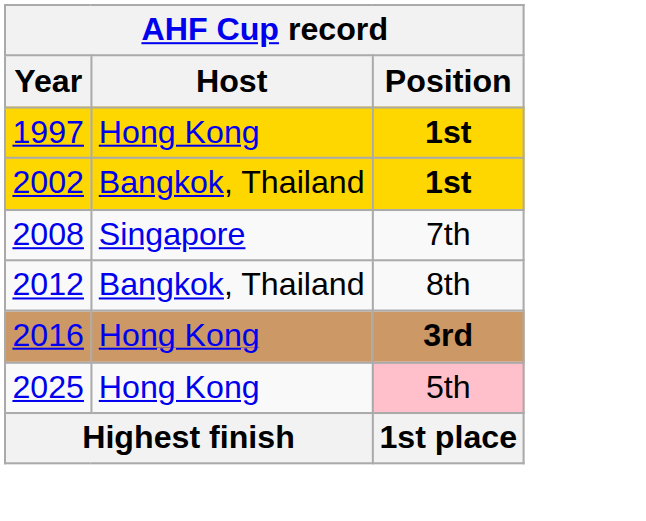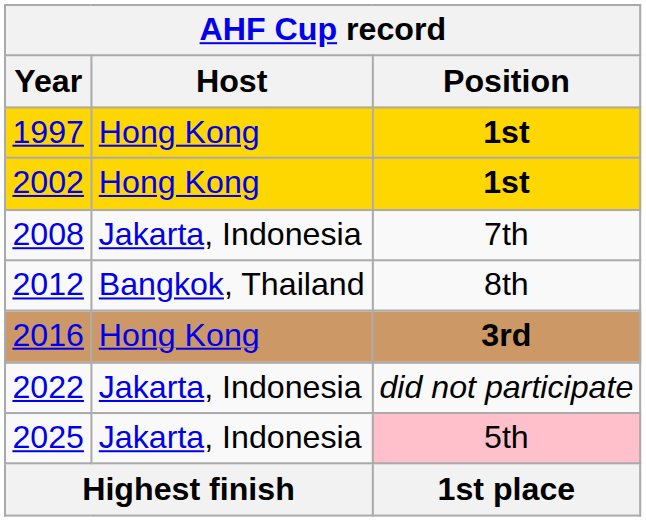(232, 183) Bangkok, Thailand -> (179, 183) Hong Kong
(172, 234) Singapore -> (230, 234) Jakarta, Indonesia
+ row: (48, 387)
(179, 387) Hong Kong -> (230, 438) Jakarta, Indonesia
